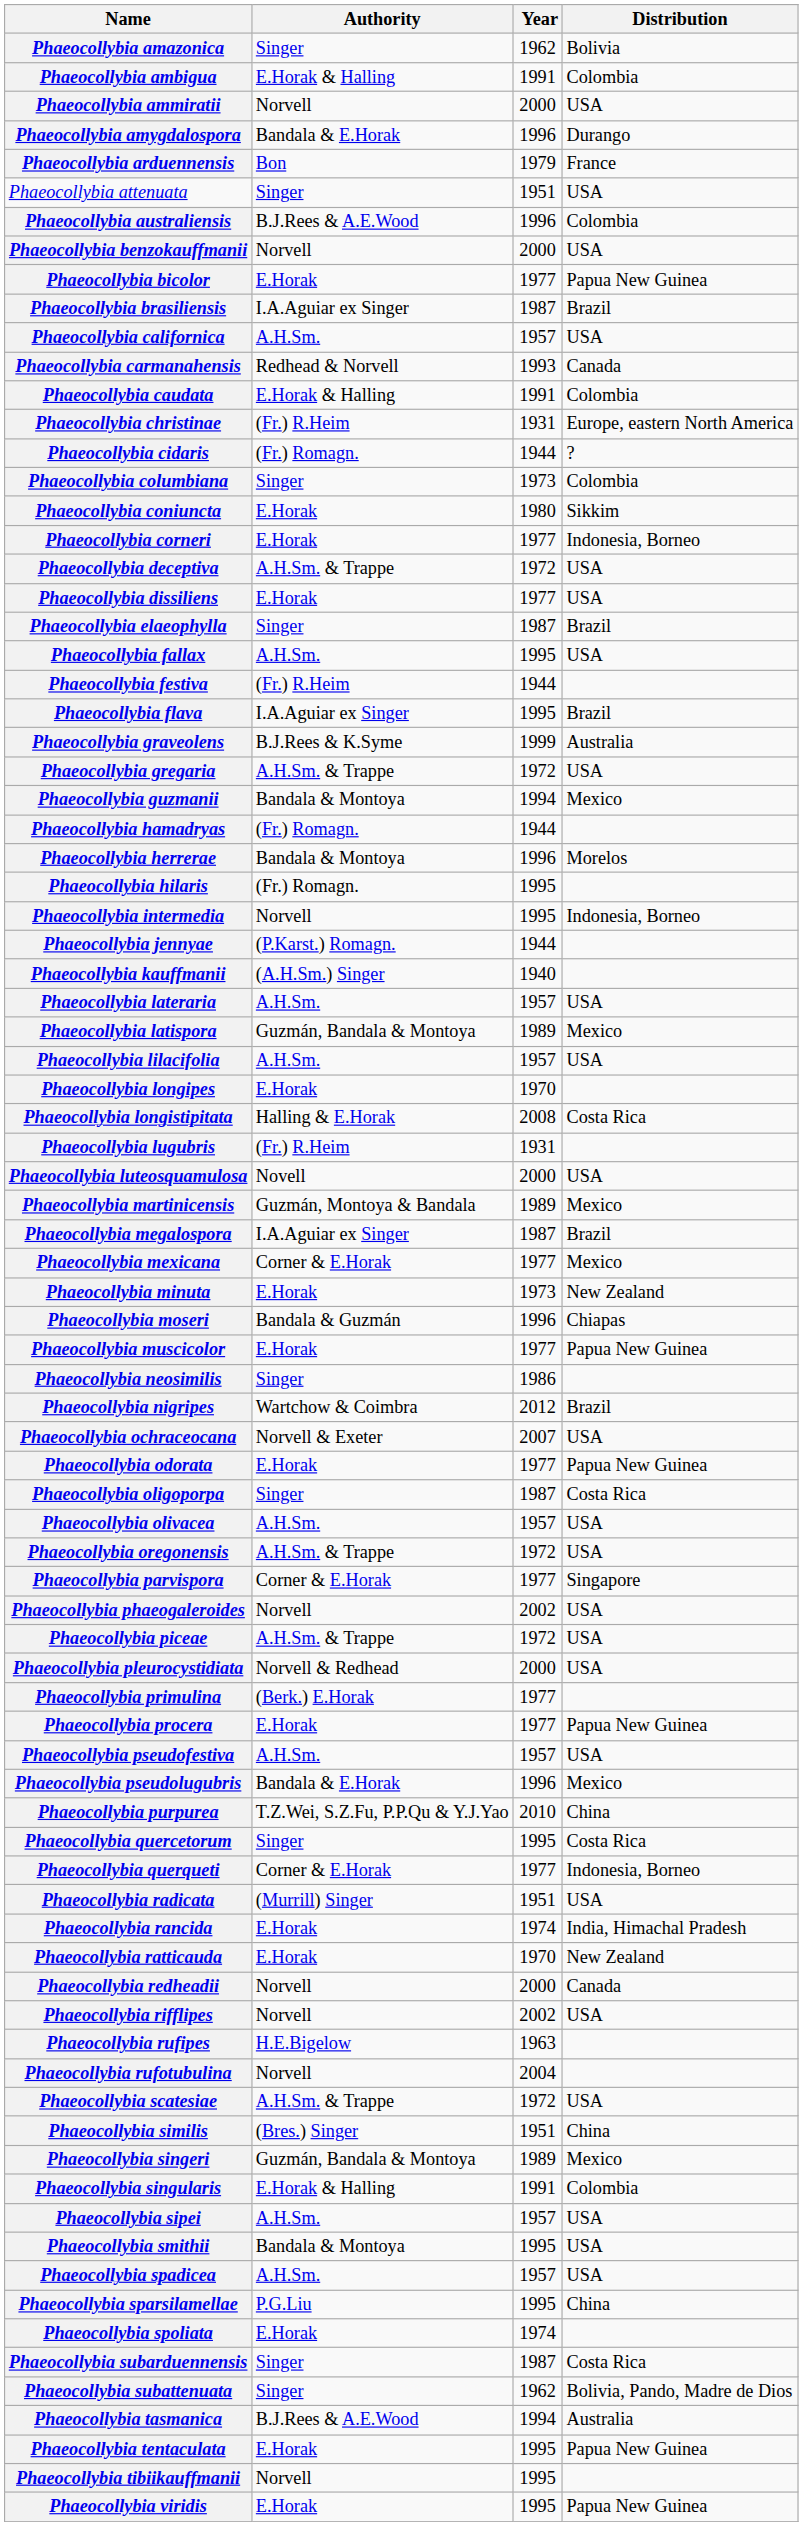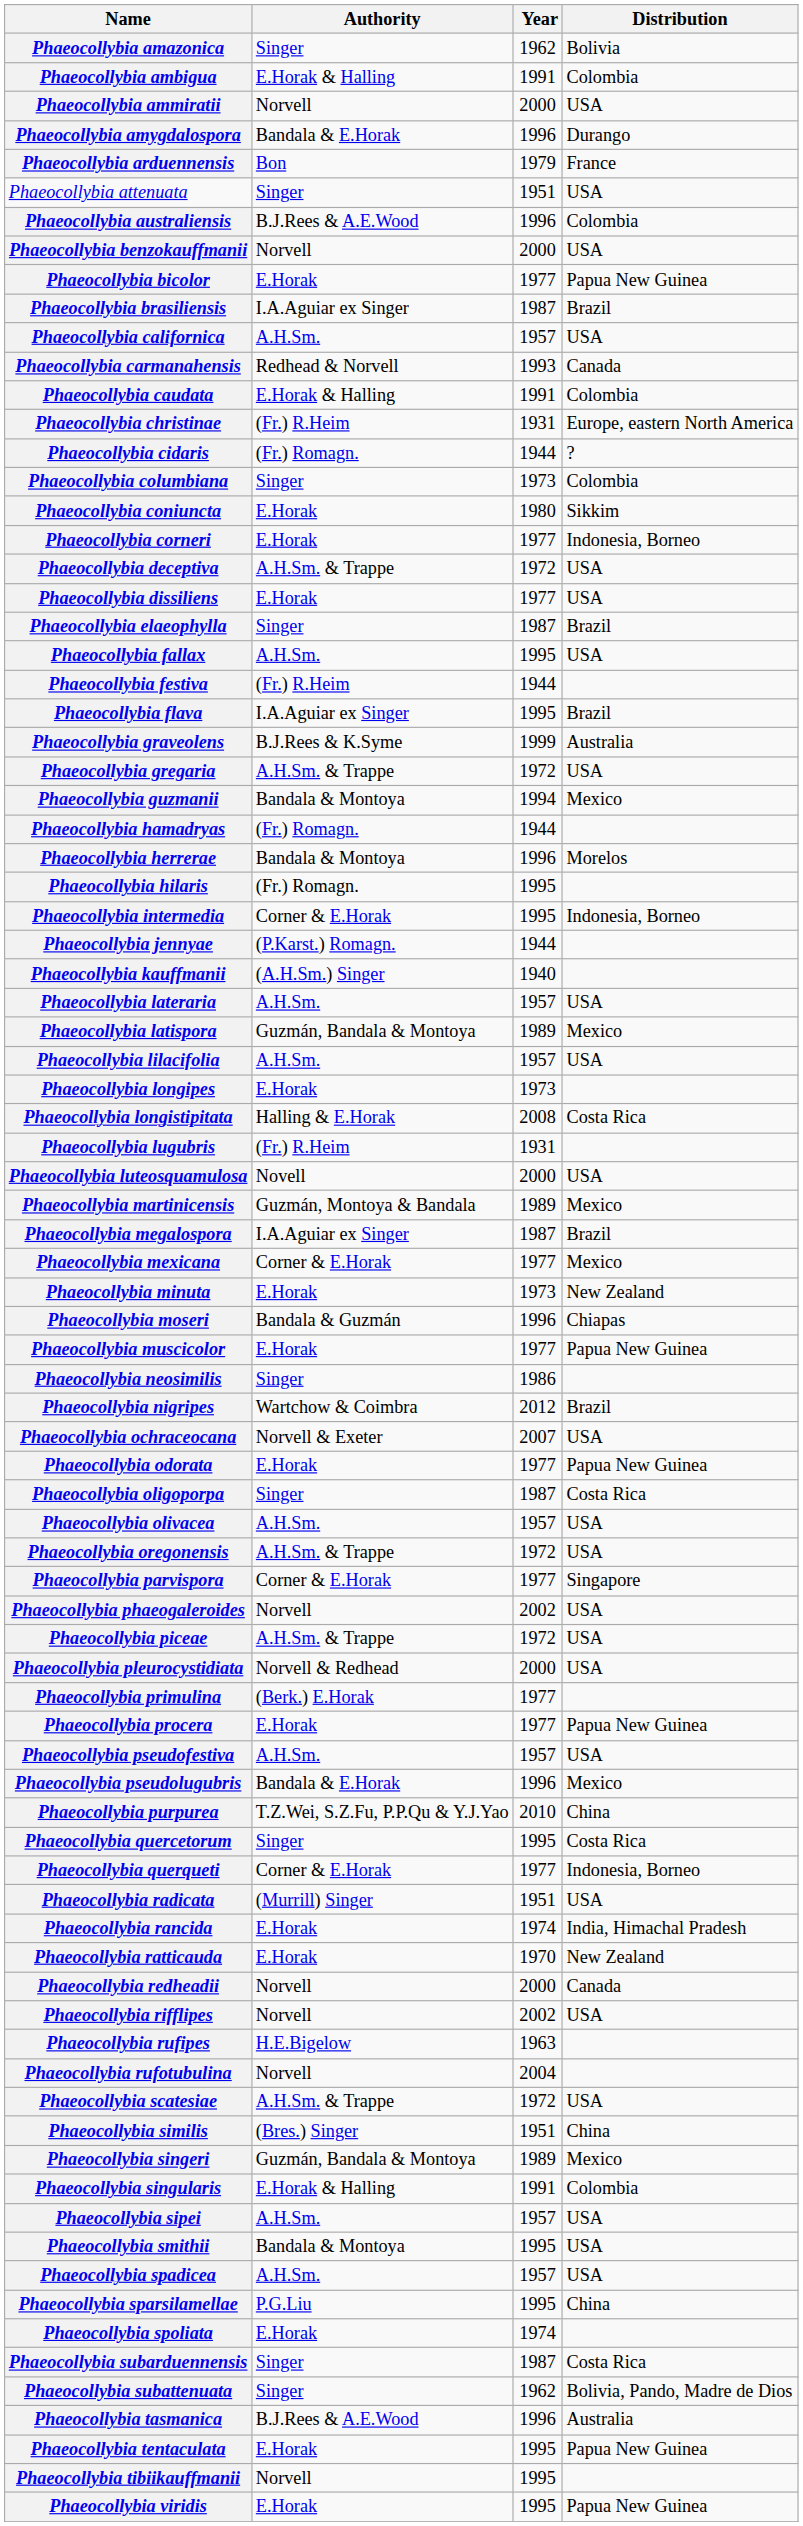(284, 915) Norvell -> (323, 915) Corner & E.Horak
(538, 1089) 1970 -> (538, 1089) 1973
(538, 2419) 1994 -> (538, 2419) 1996
